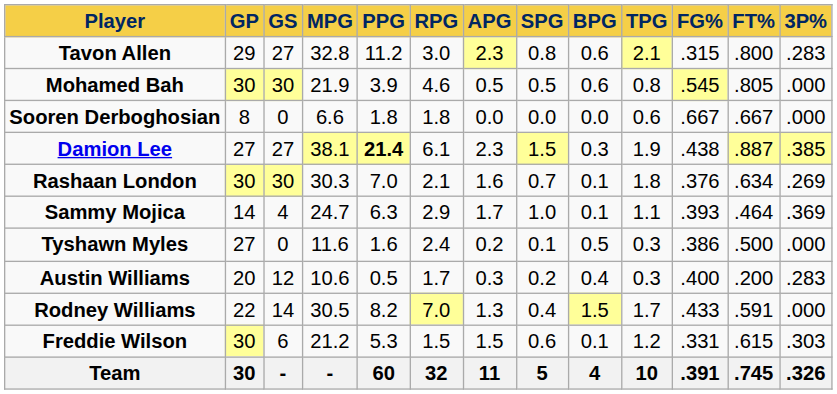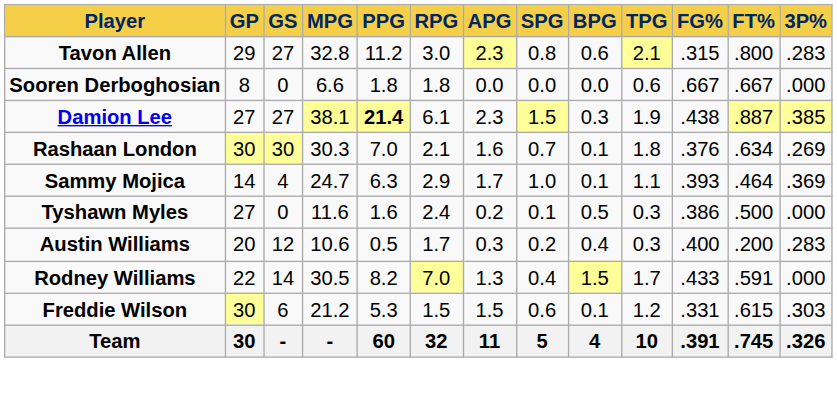- row: (115, 85)
